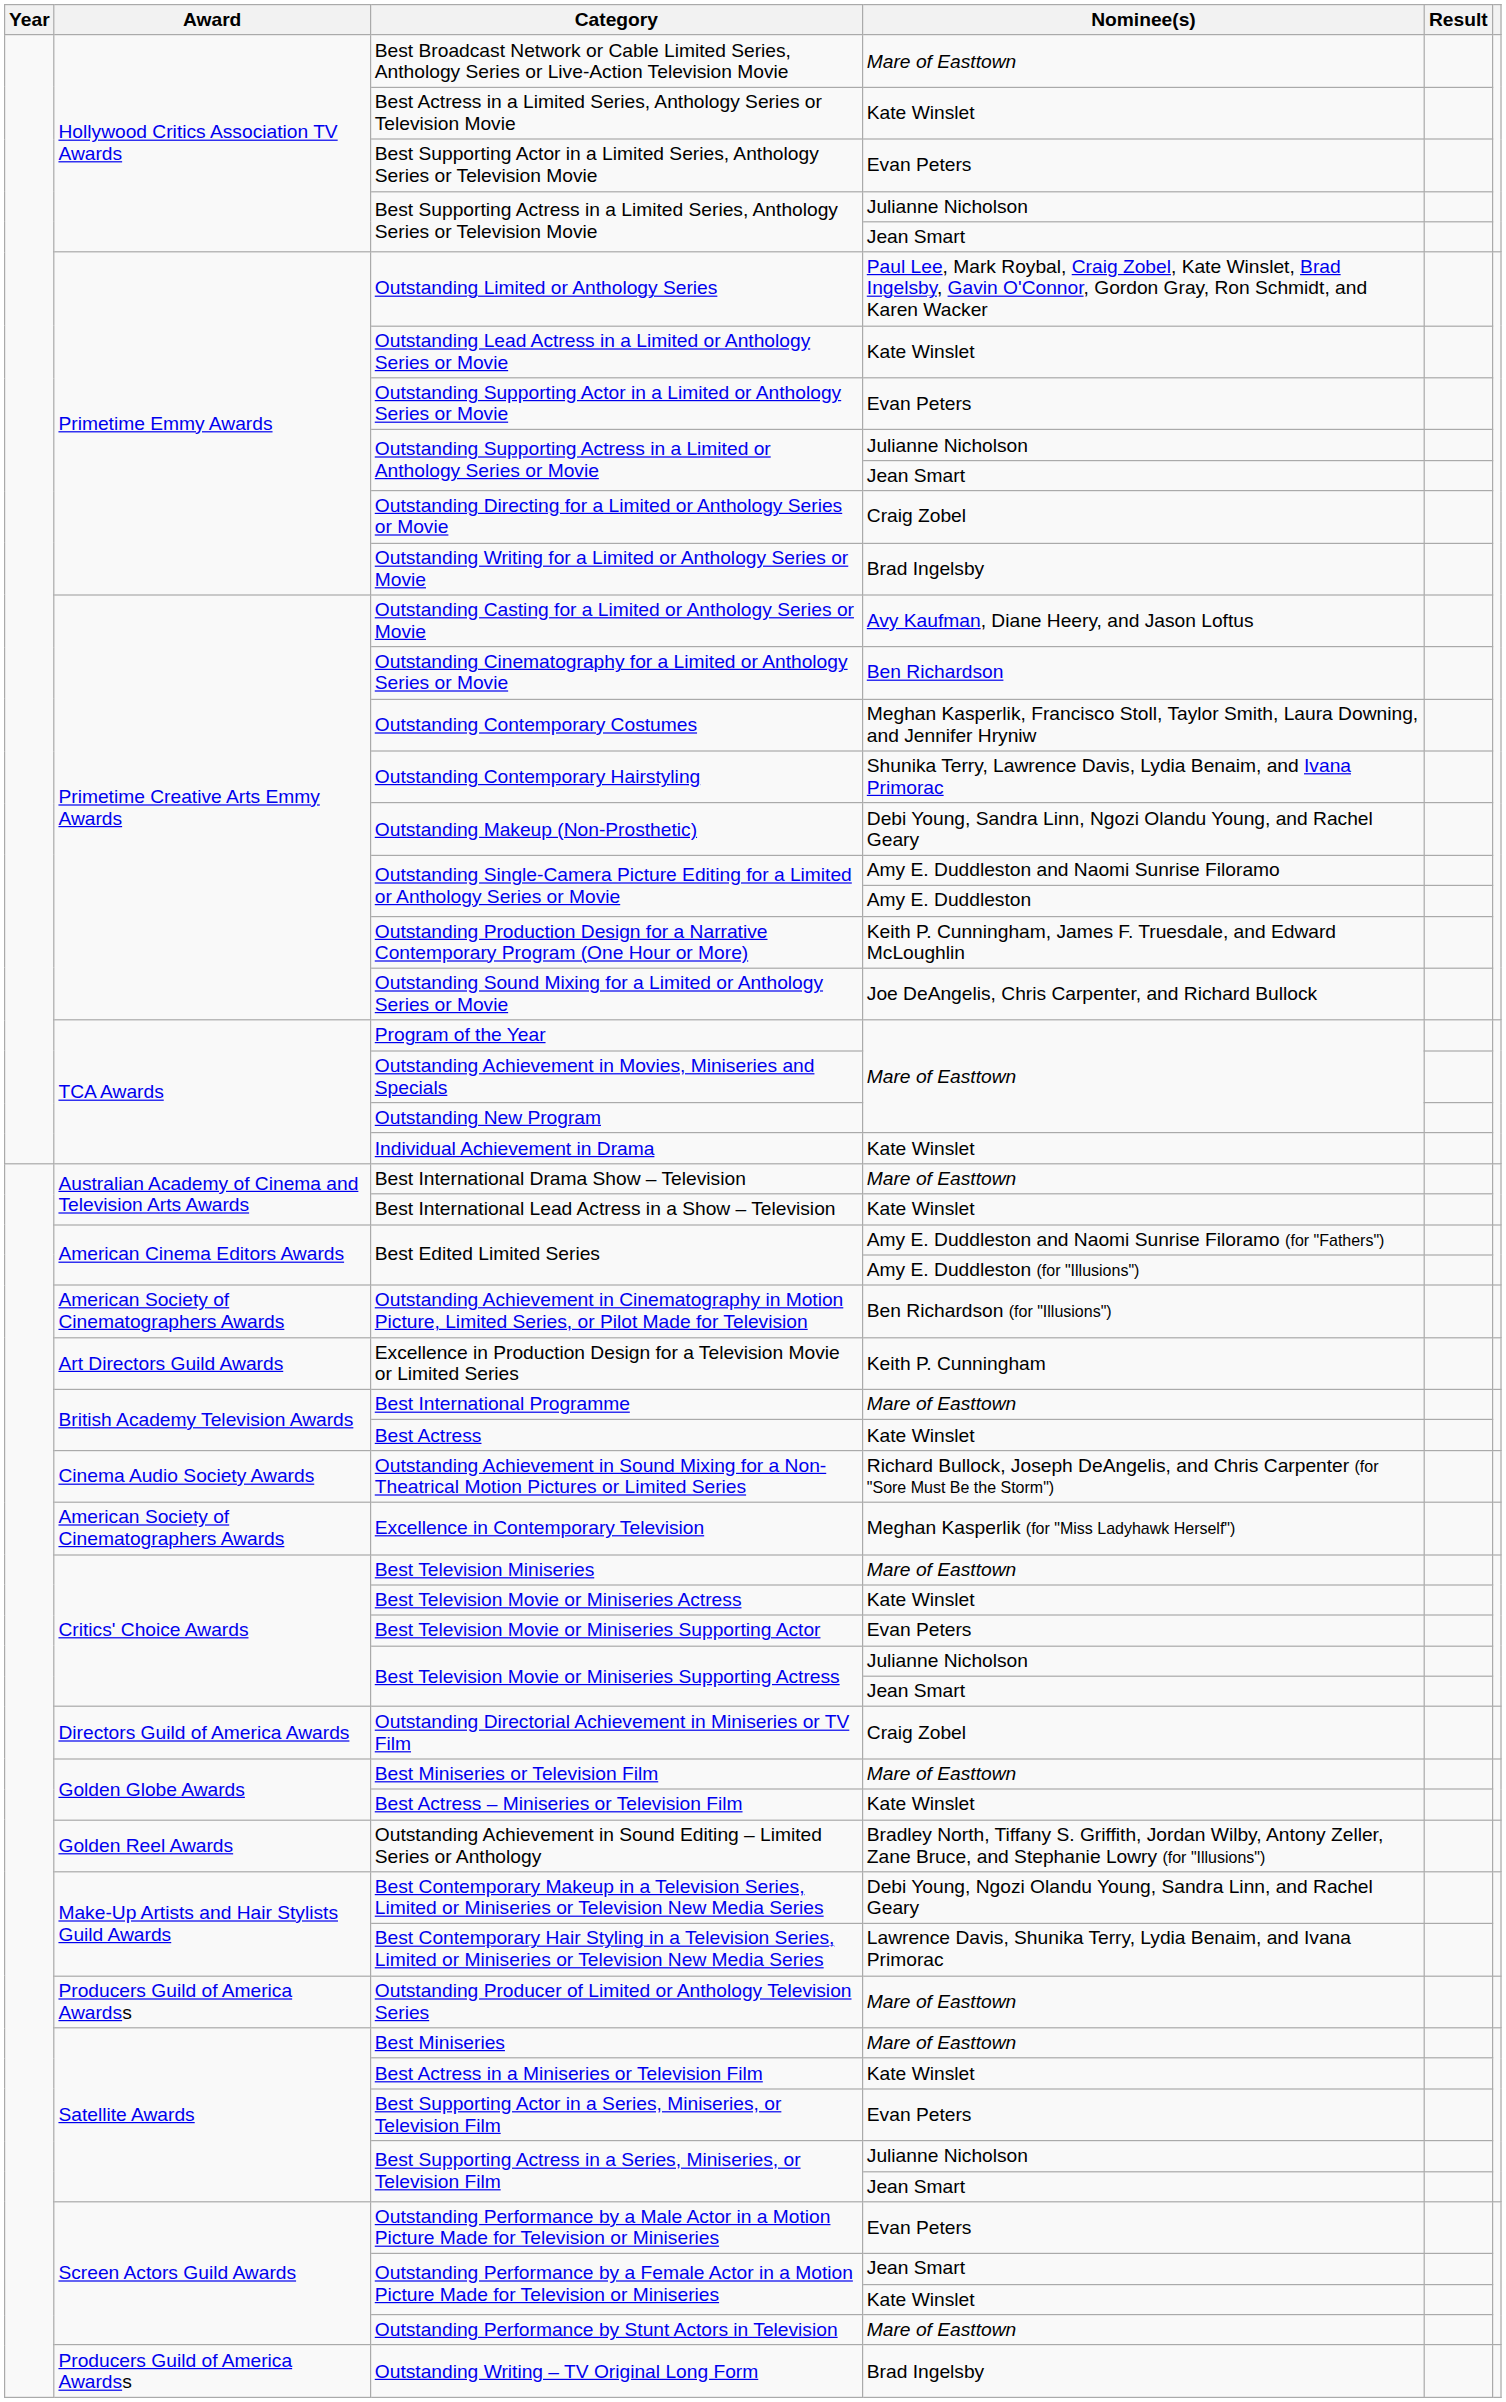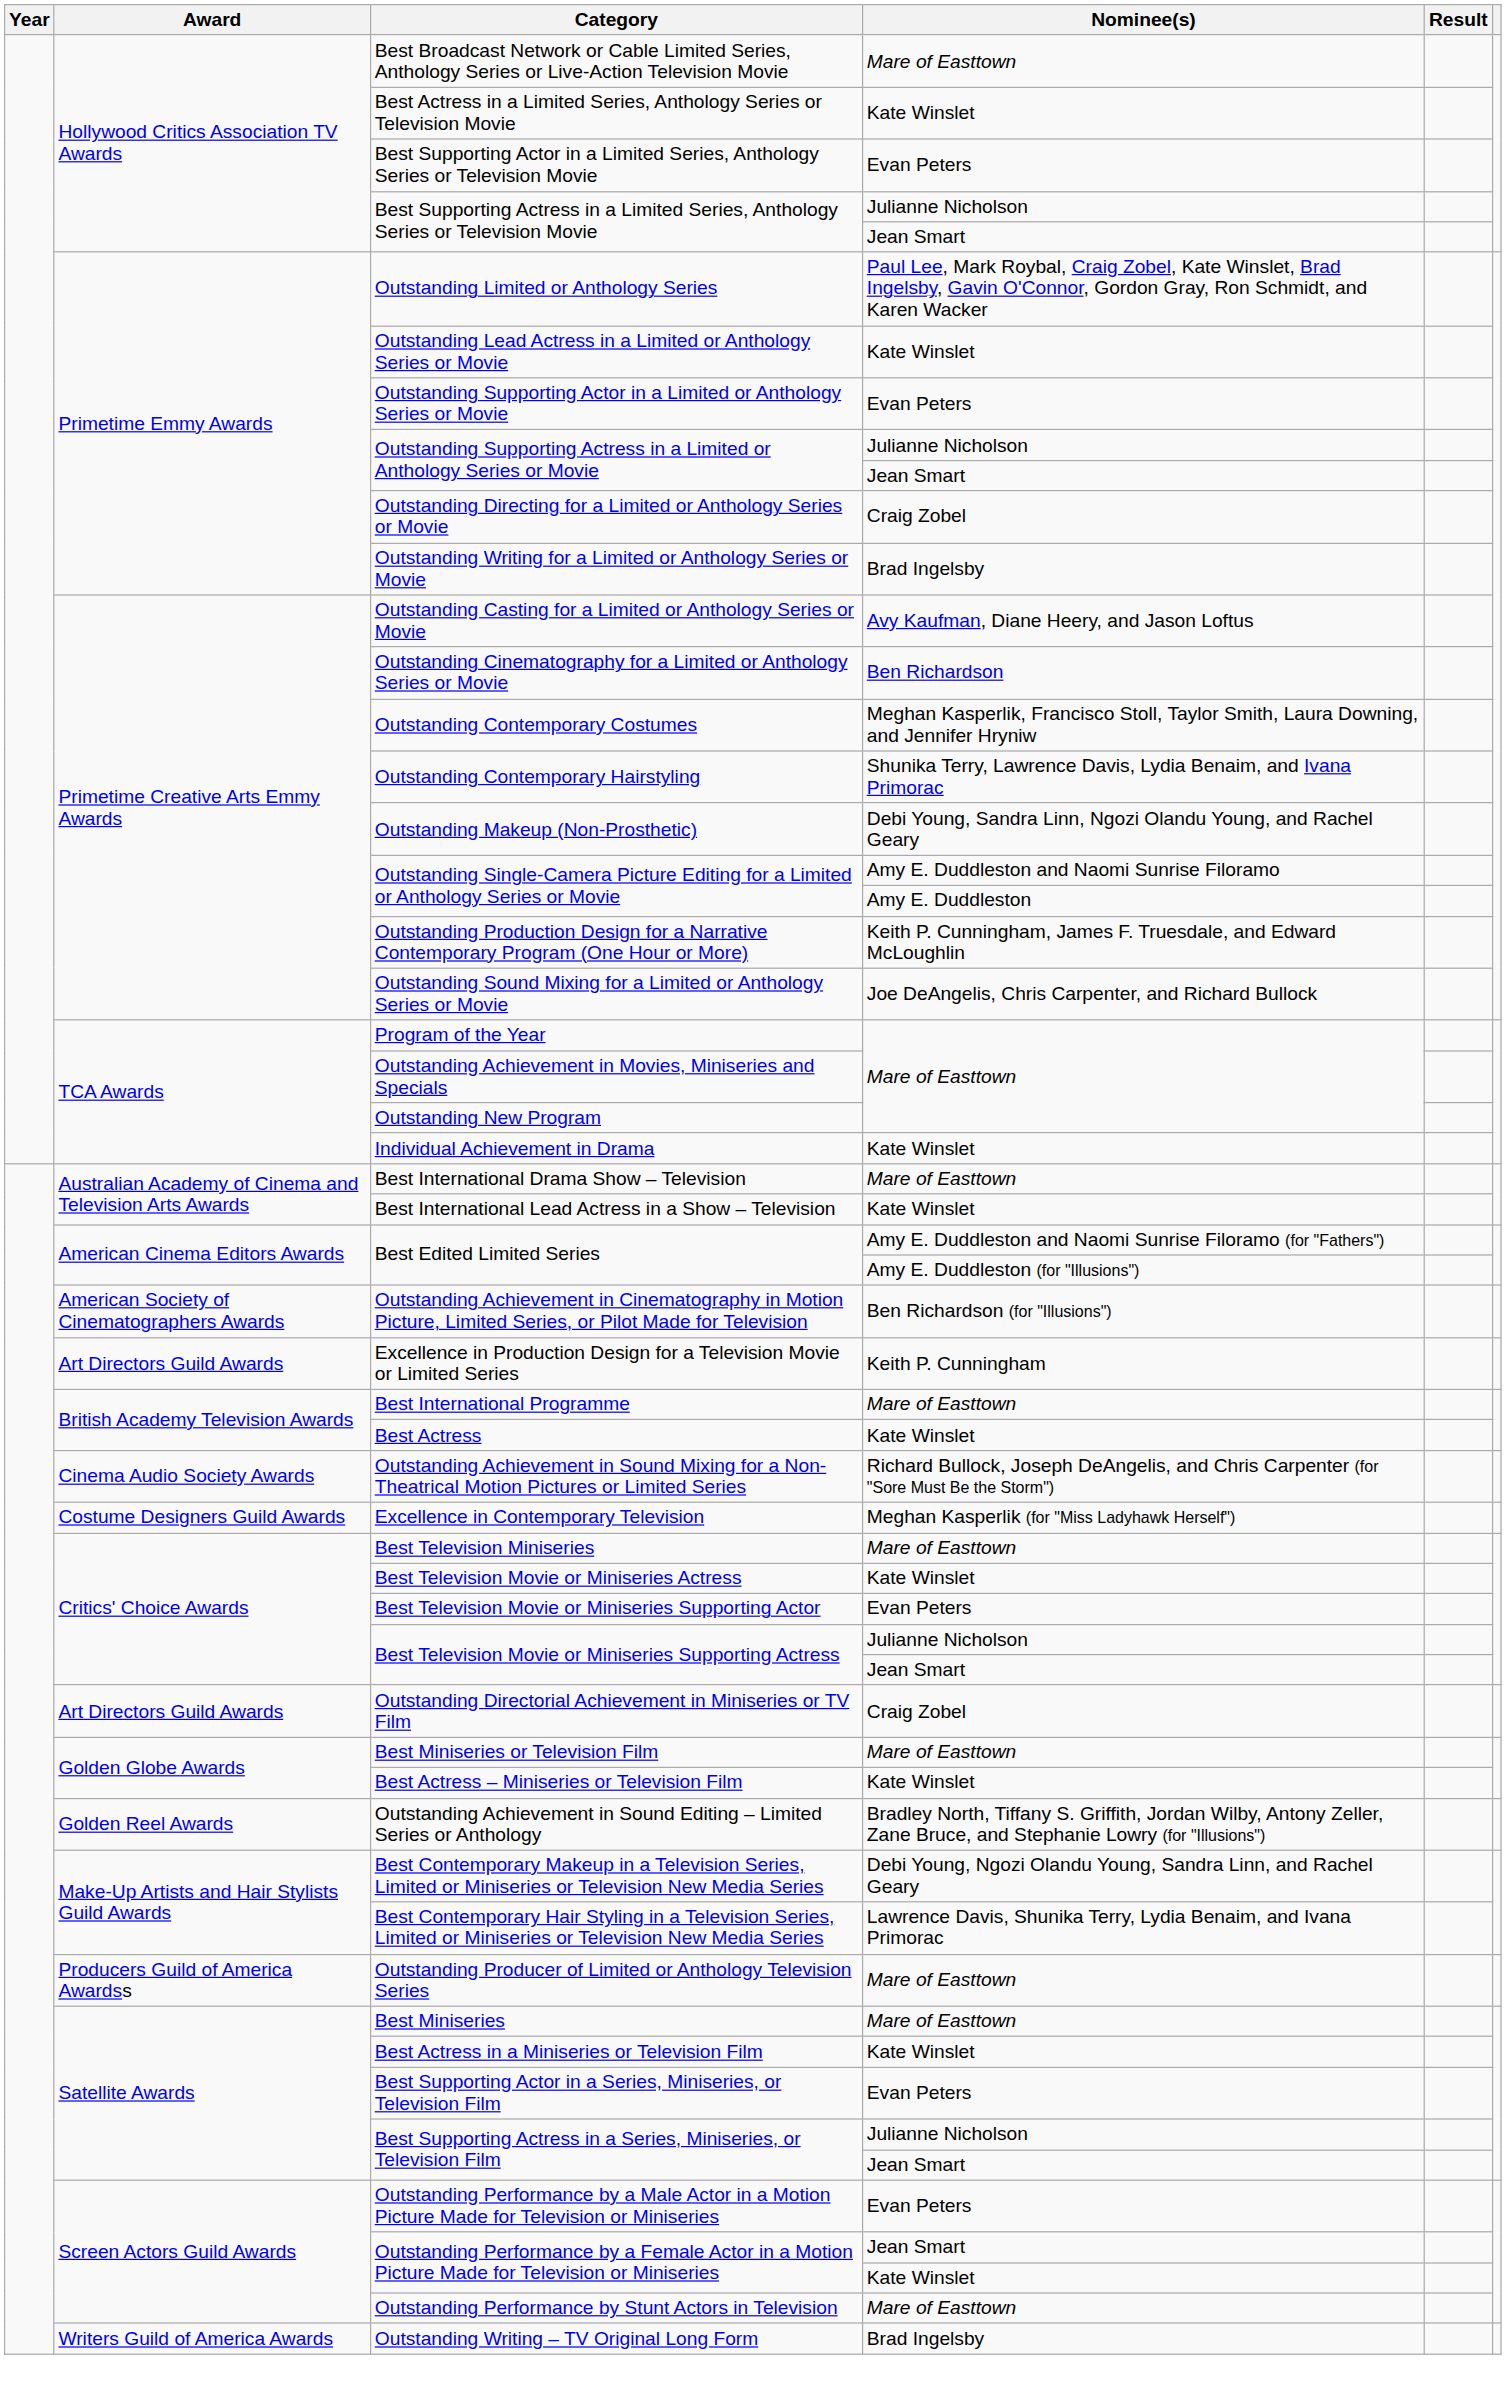(171, 1528) American Society of Cinematographers Awards -> (202, 1517) Costume Designers Guild Awards
(204, 1732) Directors Guild of America Awards -> (171, 1710) Art Directors Guild Awards
(175, 2370) Producers Guild of America Awardss -> (196, 2338) Writers Guild of America Awards
